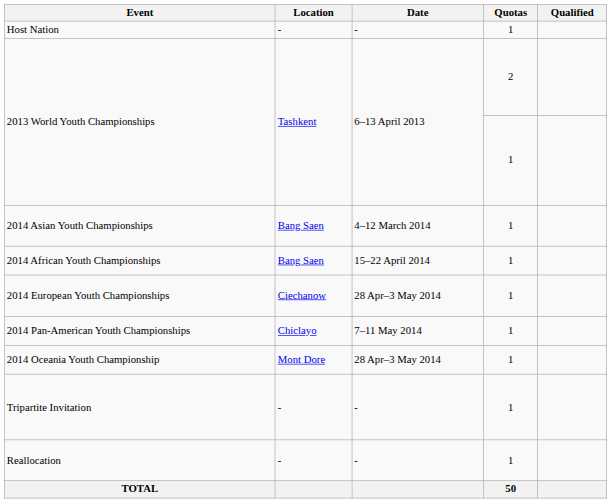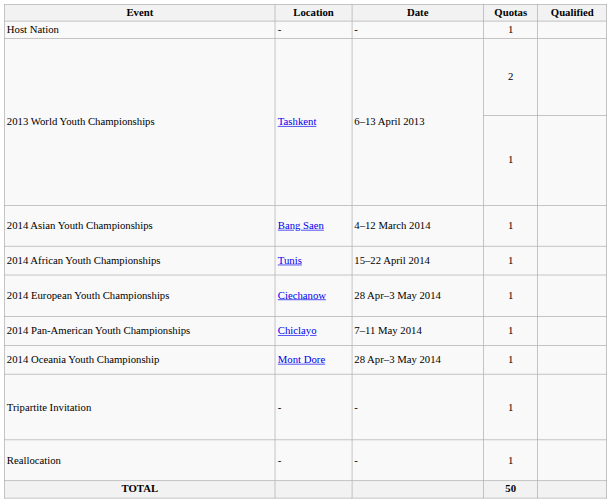(301, 260) Bang Saen -> (290, 260) Tunis
